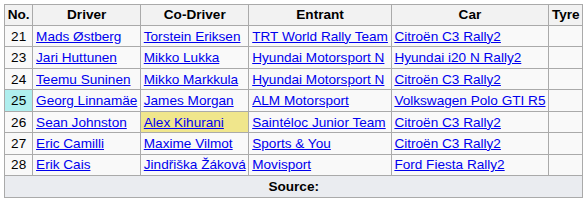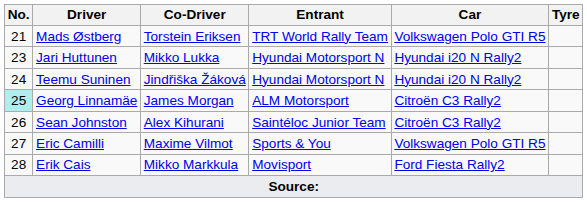(448, 36) Citroën C3 Rally2 -> (470, 36) Volkswagen Polo GTI R5
(191, 79) Mikko Markkula -> (195, 79) Jindřiška Žáková
(448, 79) Citroën C3 Rally2 -> (458, 79) Hyundai i20 N Rally2
(470, 101) Volkswagen Polo GTI R5 -> (448, 101) Citroën C3 Rally2
(184, 122) khaki background -> (184, 122) no background
(448, 143) Citroën C3 Rally2 -> (470, 143) Volkswagen Polo GTI R5
(195, 165) Jindřiška Žáková -> (191, 165) Mikko Markkula
